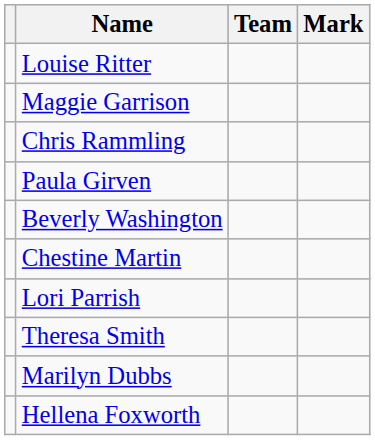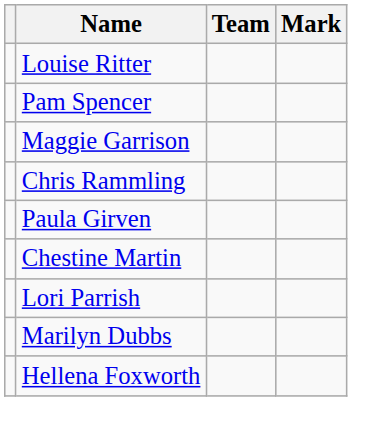+ row: (86, 102)
- row: (122, 219)
- row: (93, 336)
